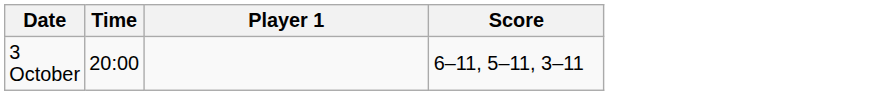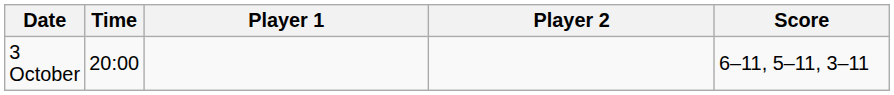+ column: (572, 21)
